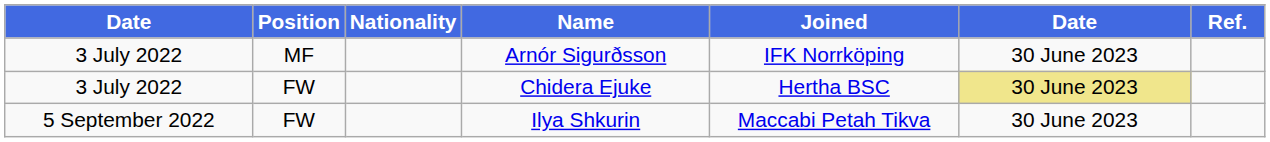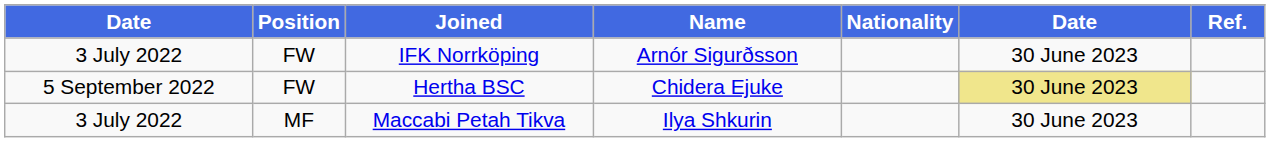columns swapped: (403, 22) <-> (834, 22)
(299, 55) MF -> (299, 55) FW
(129, 88) 3 July 2022 -> (129, 88) 5 September 2022
(129, 121) 5 September 2022 -> (129, 121) 3 July 2022
(299, 121) FW -> (299, 121) MF
